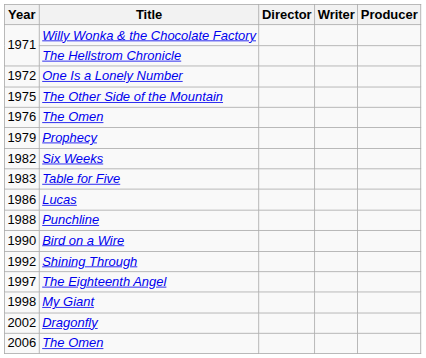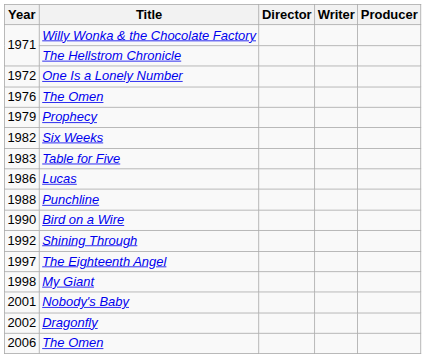- row: (22, 96)
+ row: (22, 302)
